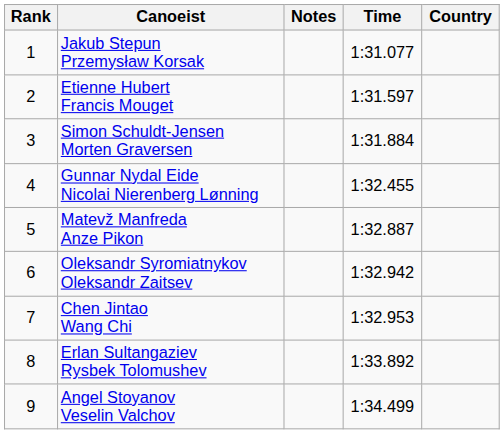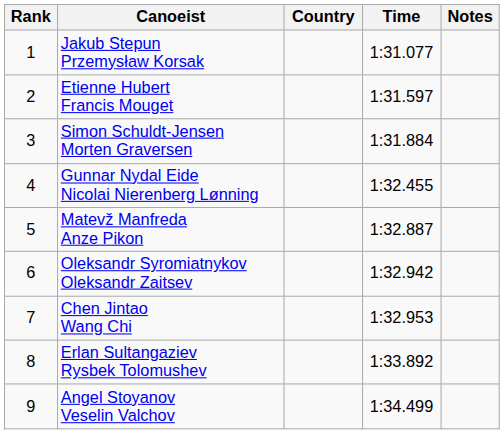columns swapped: (461, 17) <-> (314, 17)
